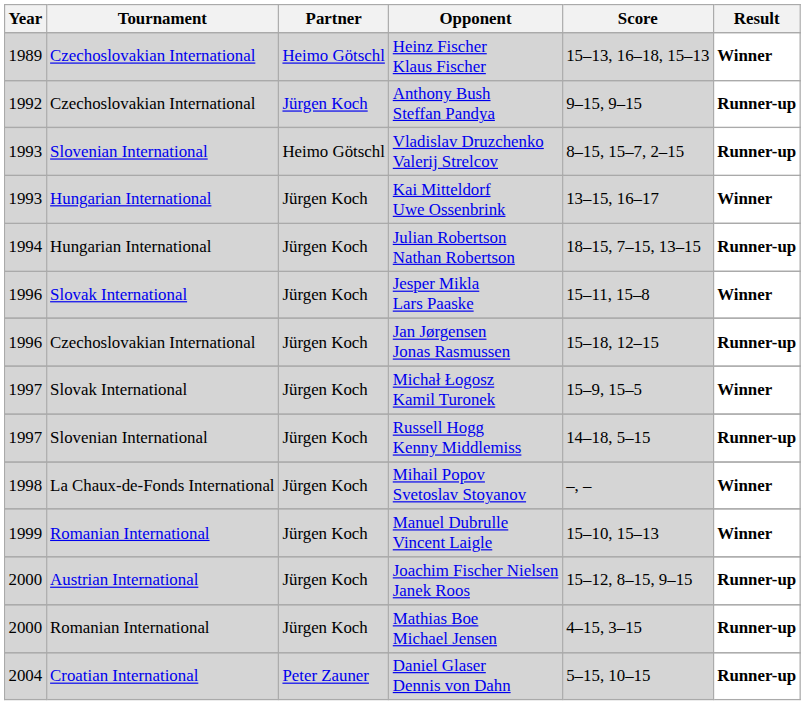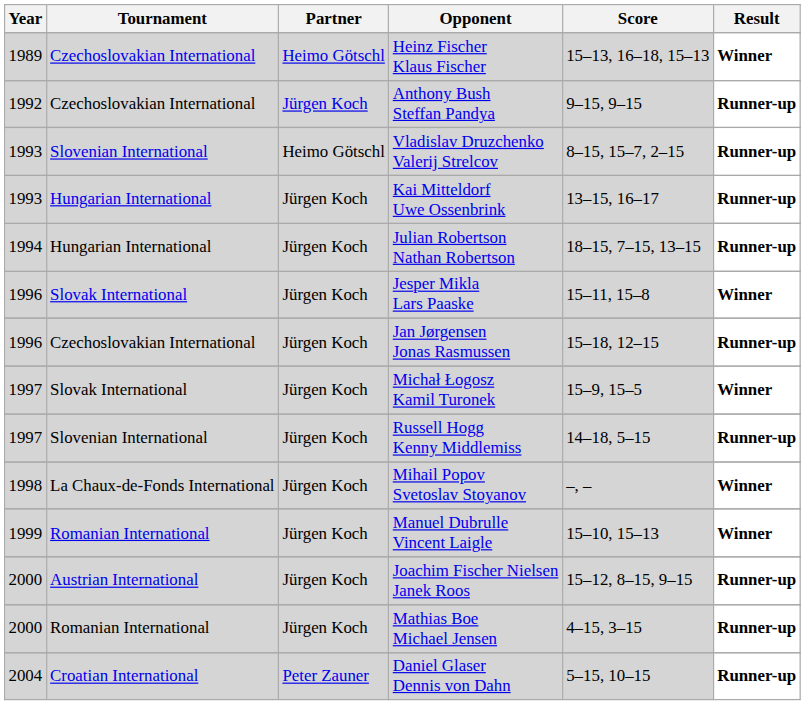(745, 199) Winner -> (757, 199) Runner-up
